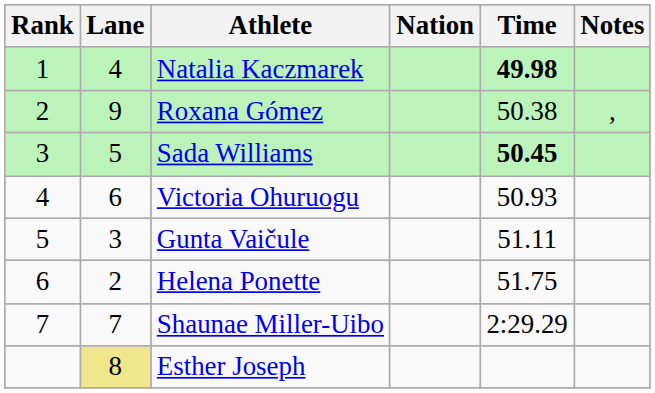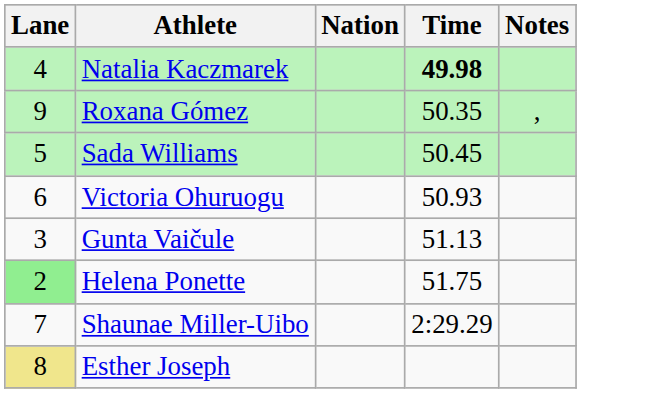- column: (42, 25)
(527, 111) 50.38 -> (452, 111) 50.35
(527, 153) bold -> (452, 153) normal
(527, 238) 51.11 -> (452, 238) 51.13
(115, 281) no background -> (40, 281) lightgreen background
